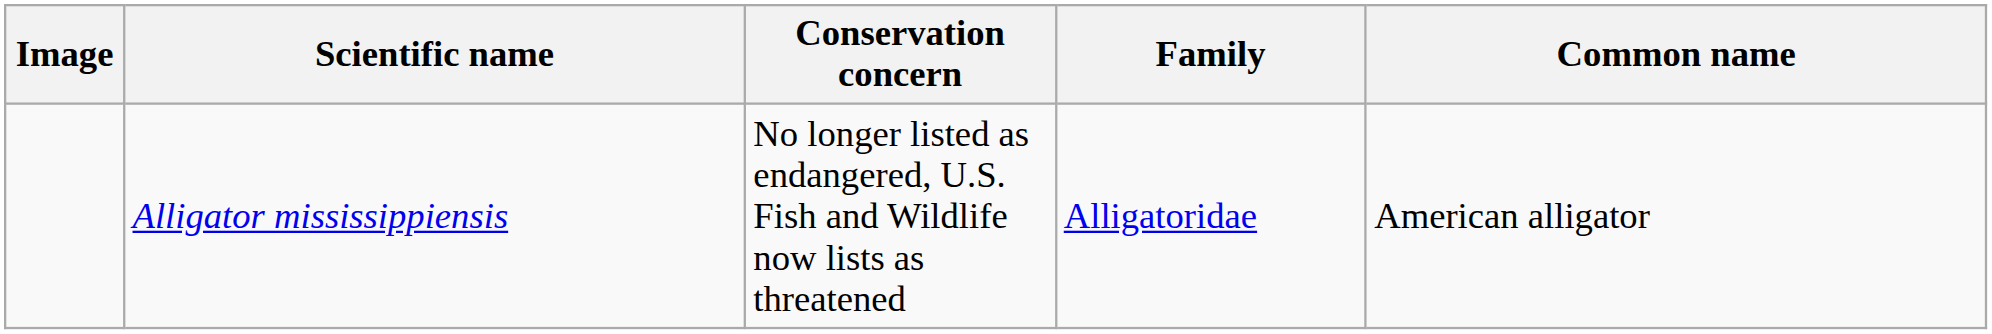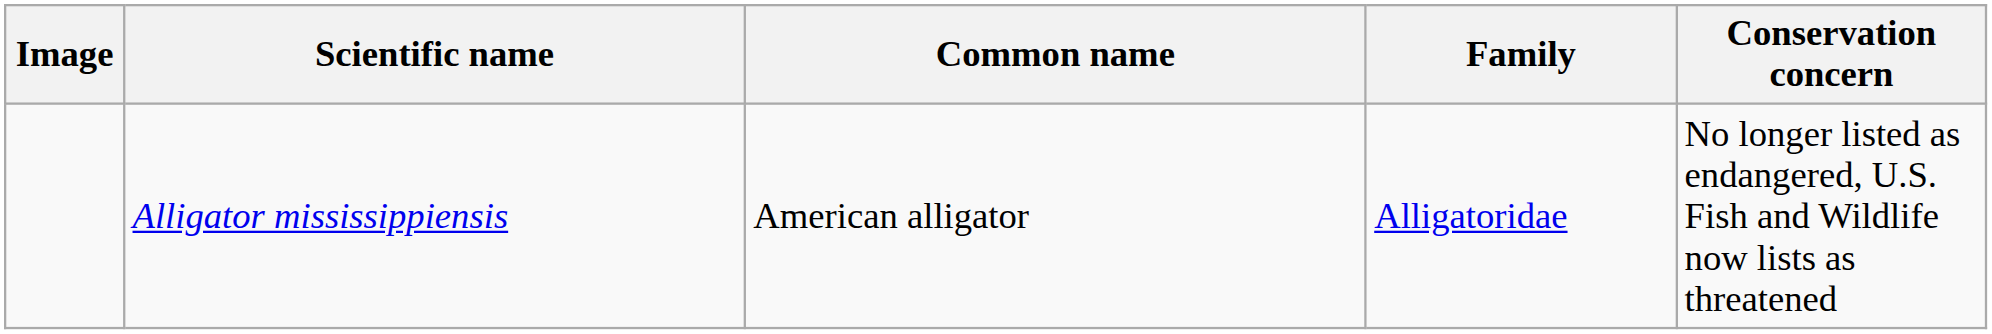columns swapped: (1676, 54) <-> (900, 54)
